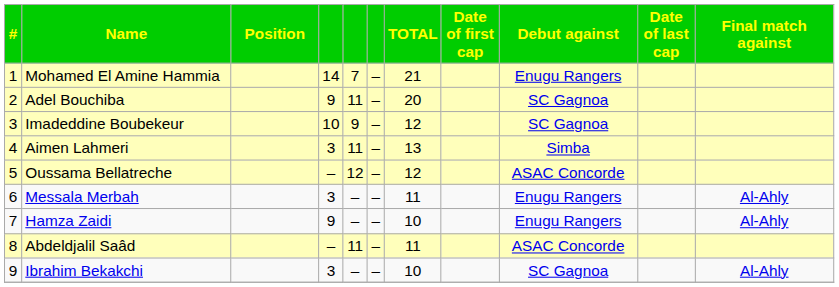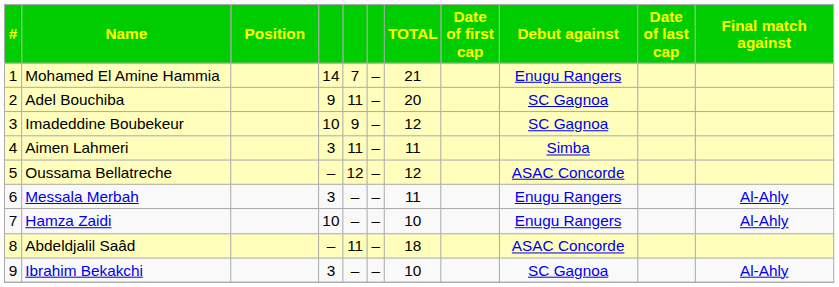(413, 148) 13 -> (413, 148) 11
(331, 221) 9 -> (331, 221) 10
(413, 246) 11 -> (413, 246) 18
